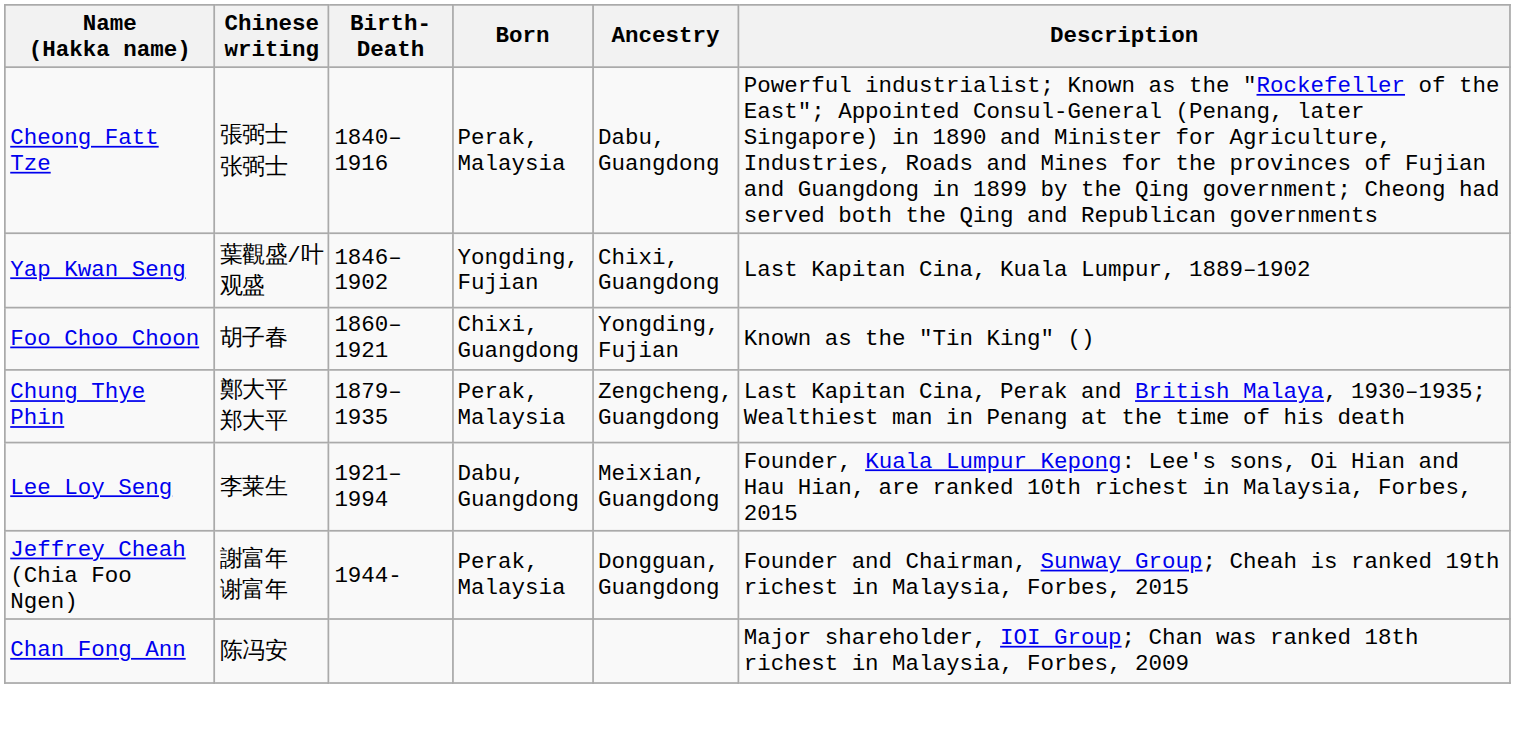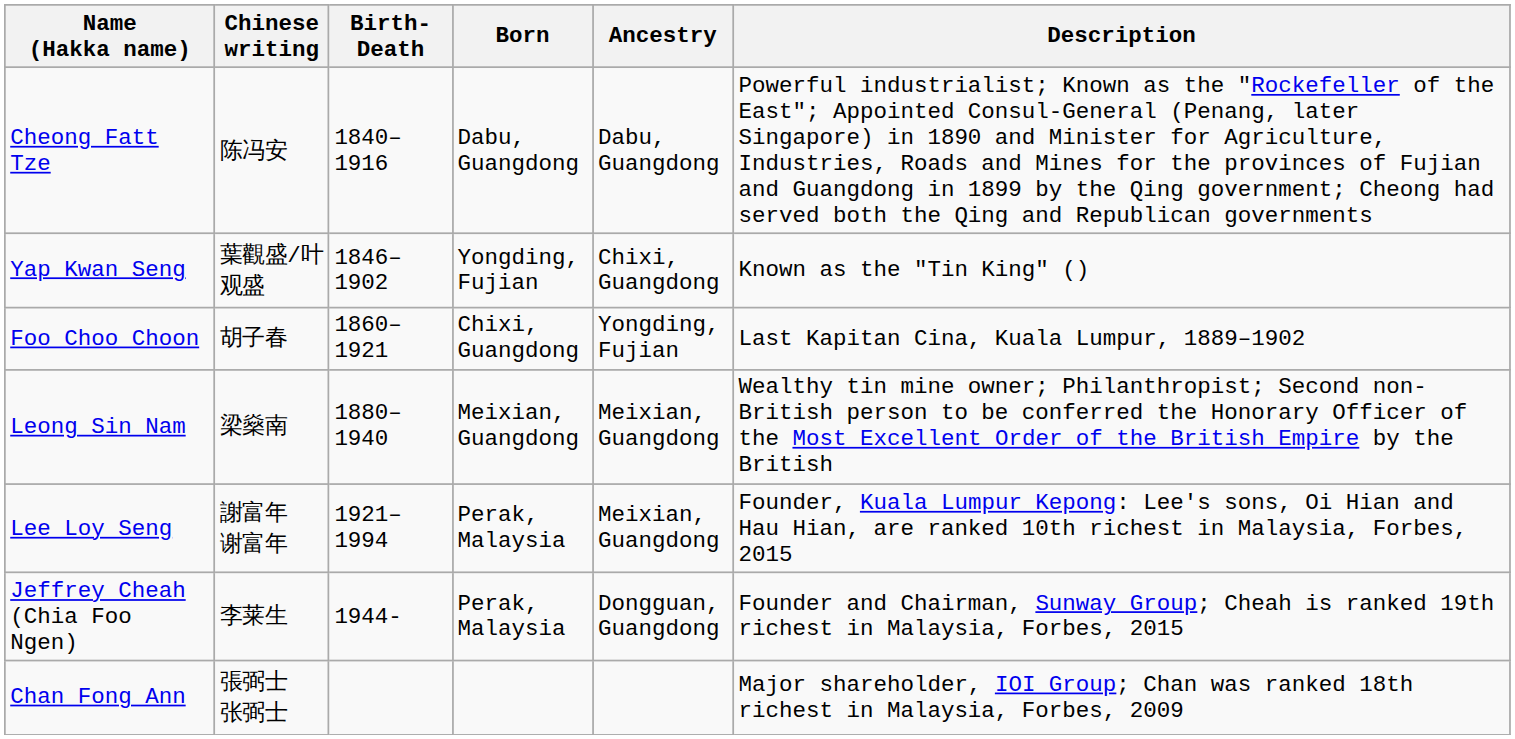(254, 152) 張弼士 张弼士 -> (254, 152) 陈冯安
(512, 151) Perak, Malaysia -> (518, 151) Dabu, Guangdong
(1027, 270) Last Kapitan Cina, Kuala Lumpur, 1889–1902 -> (914, 270) Known as the "Tin King" ()
(919, 338) Known as the "Tin King" () -> (1022, 338) Last Kapitan Cina, Kuala Lumpur, 1889–1902
- row: (78, 406)
+ row: (98, 427)
(254, 488) 李莱生 -> (254, 529) 謝富年 谢富年
(518, 487) Dabu, Guangdong -> (512, 528) Perak, Malaysia
(254, 576) 謝富年 谢富年 -> (254, 618) 李莱生
(254, 652) 陈冯安 -> (254, 698) 張弼士 张弼士
